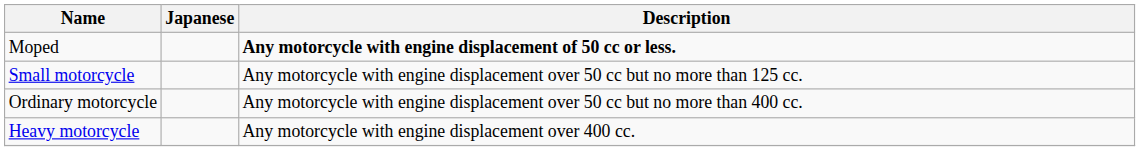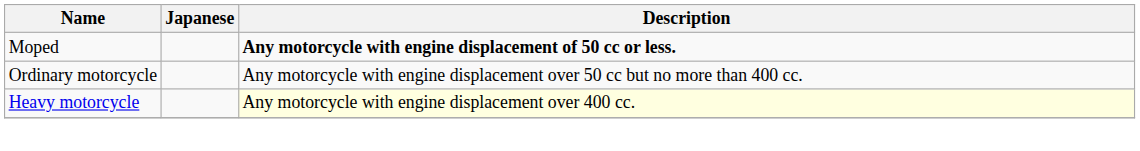- row: (72, 74)
(439, 131) no background -> (439, 103) lightyellow background
